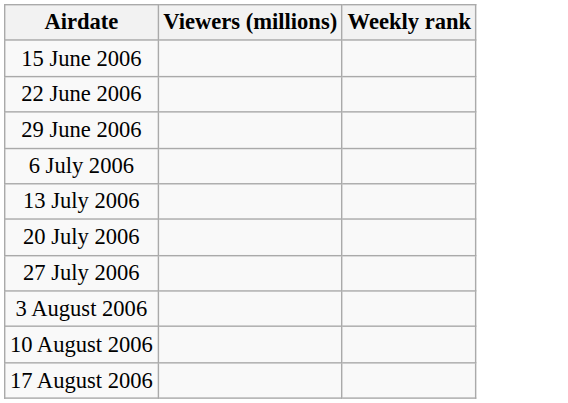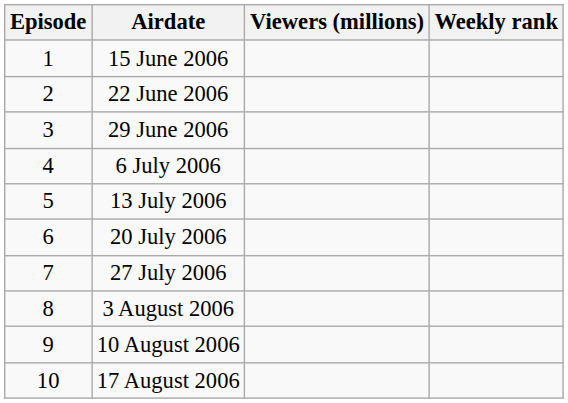+ column: (48, 22)
